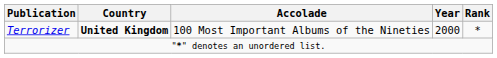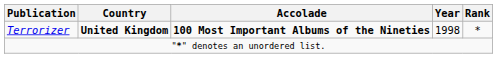(302, 30) normal -> (302, 30) bold
(448, 30) 2000 -> (448, 30) 1998
